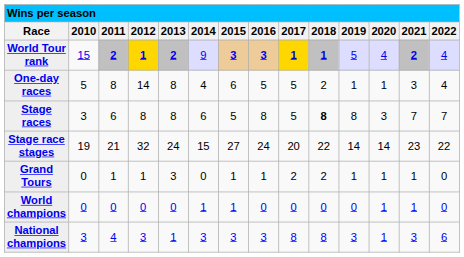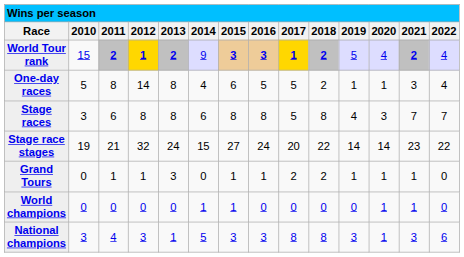(324, 55) 1 -> (324, 55) 2
(233, 115) 5 -> (233, 115) 8
(324, 115) bold -> (324, 115) normal
(354, 115) 8 -> (354, 115) 4
(203, 237) 3 -> (203, 237) 5
